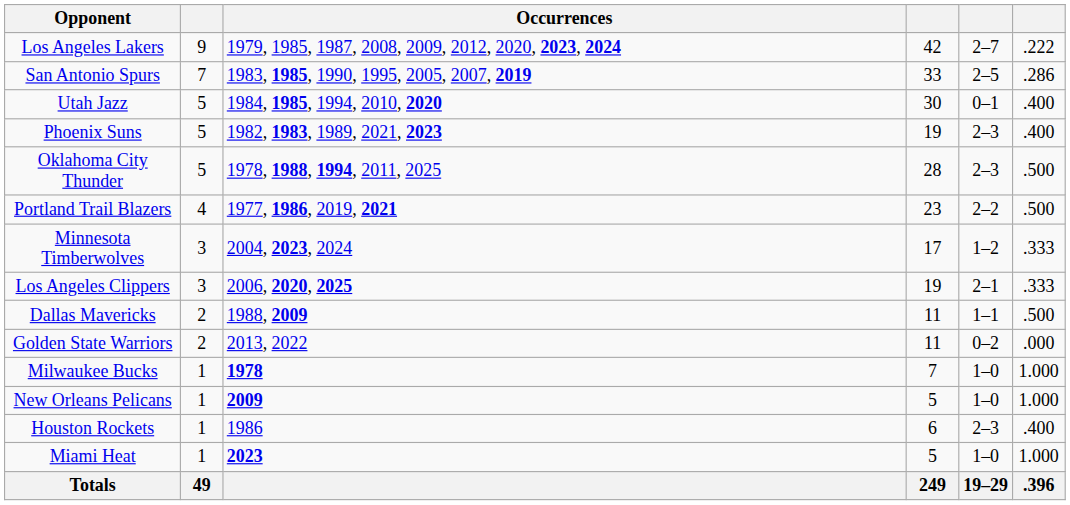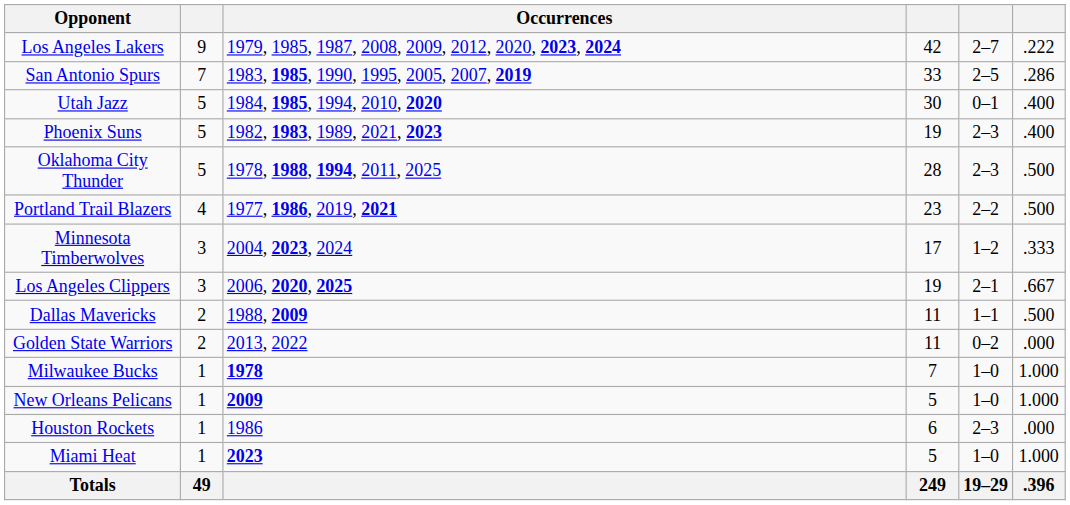(1039, 286) .333 -> (1039, 286) .667
(1039, 428) .400 -> (1039, 428) .000
